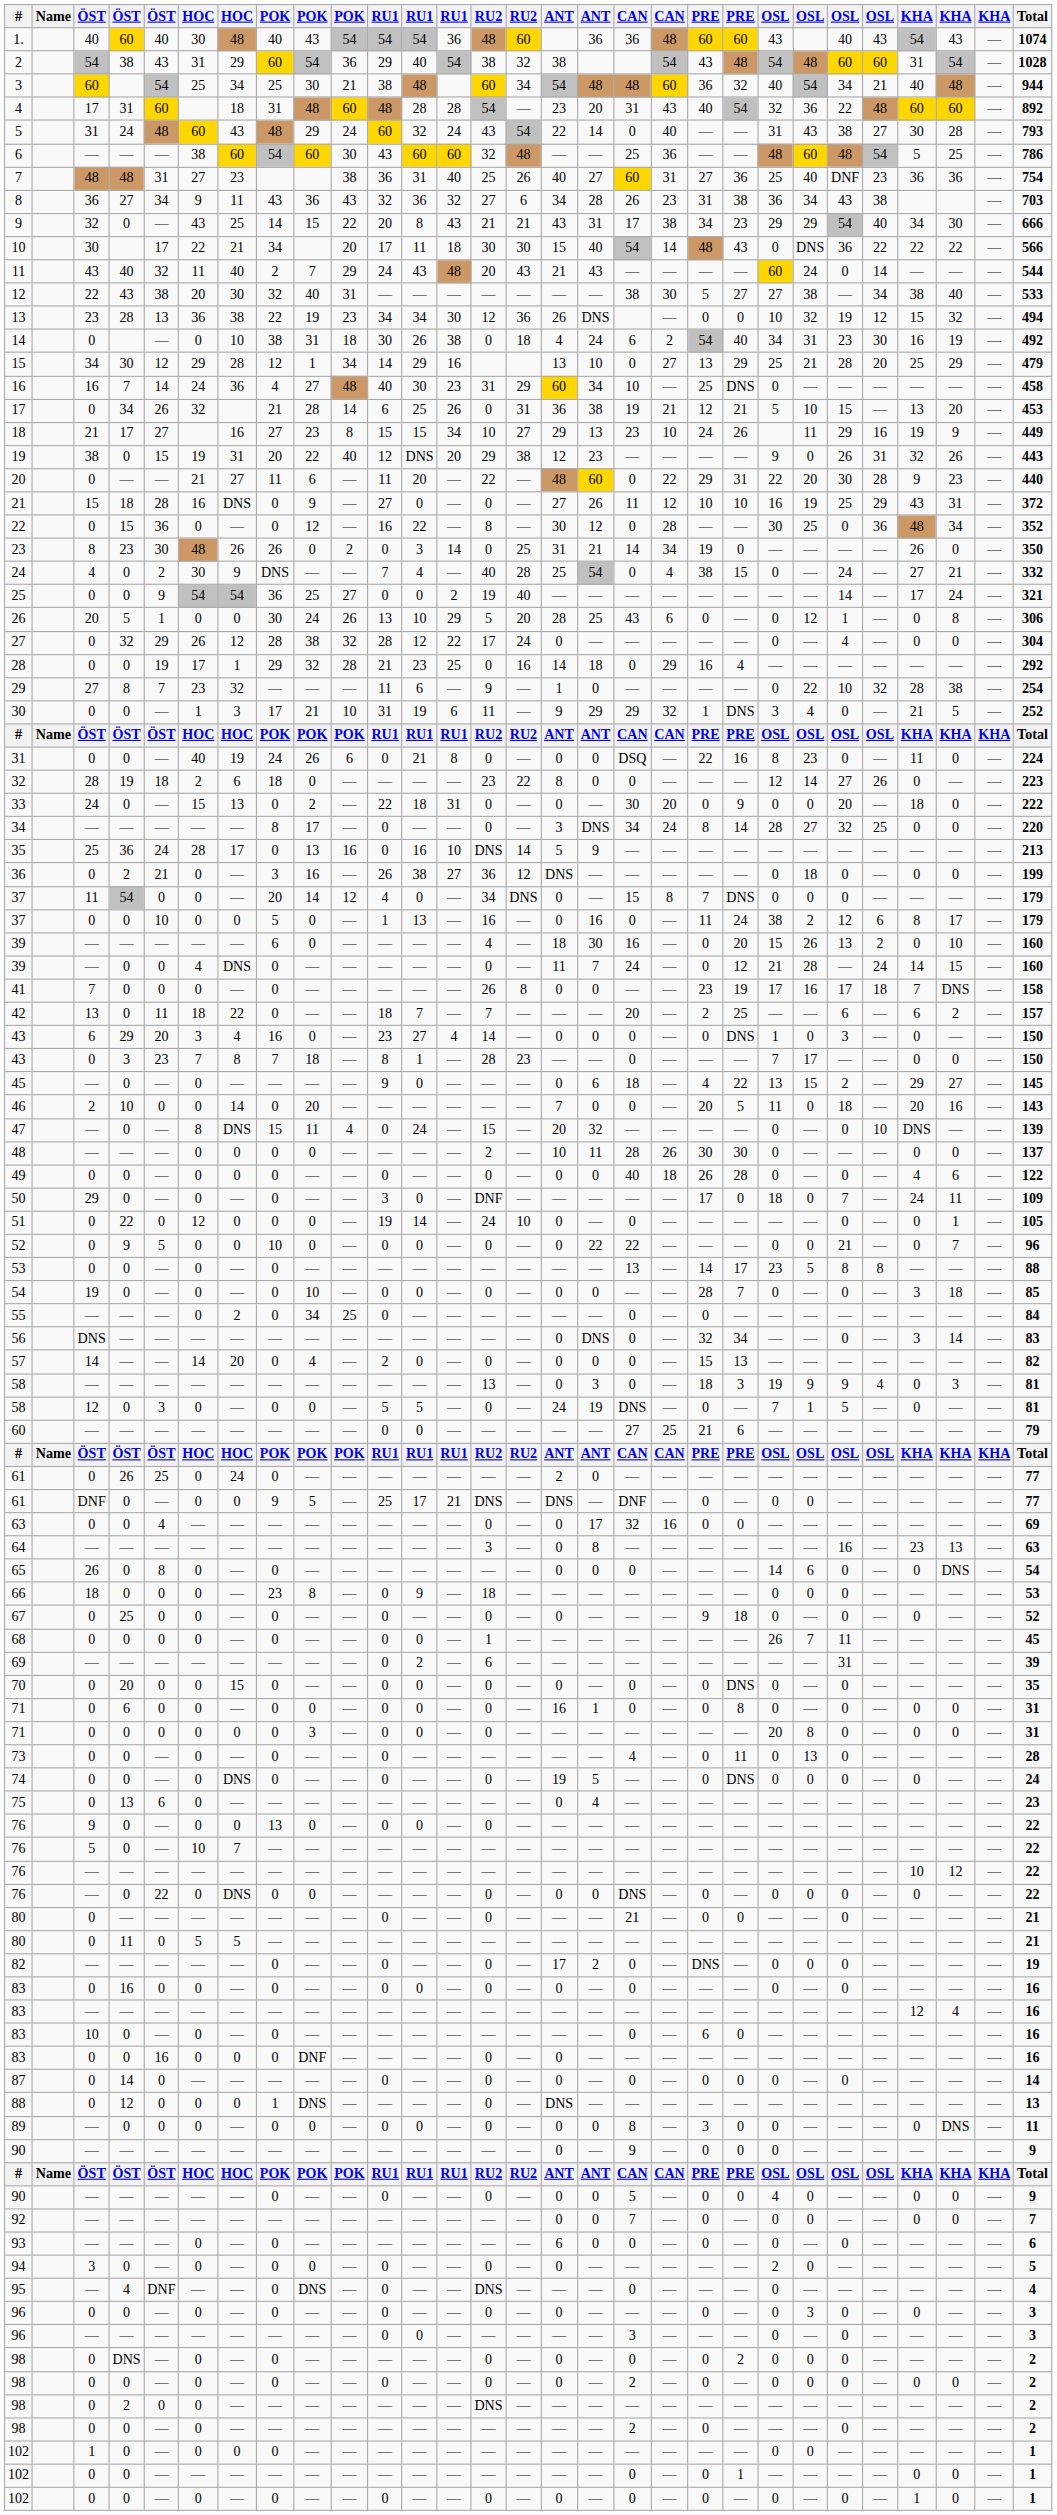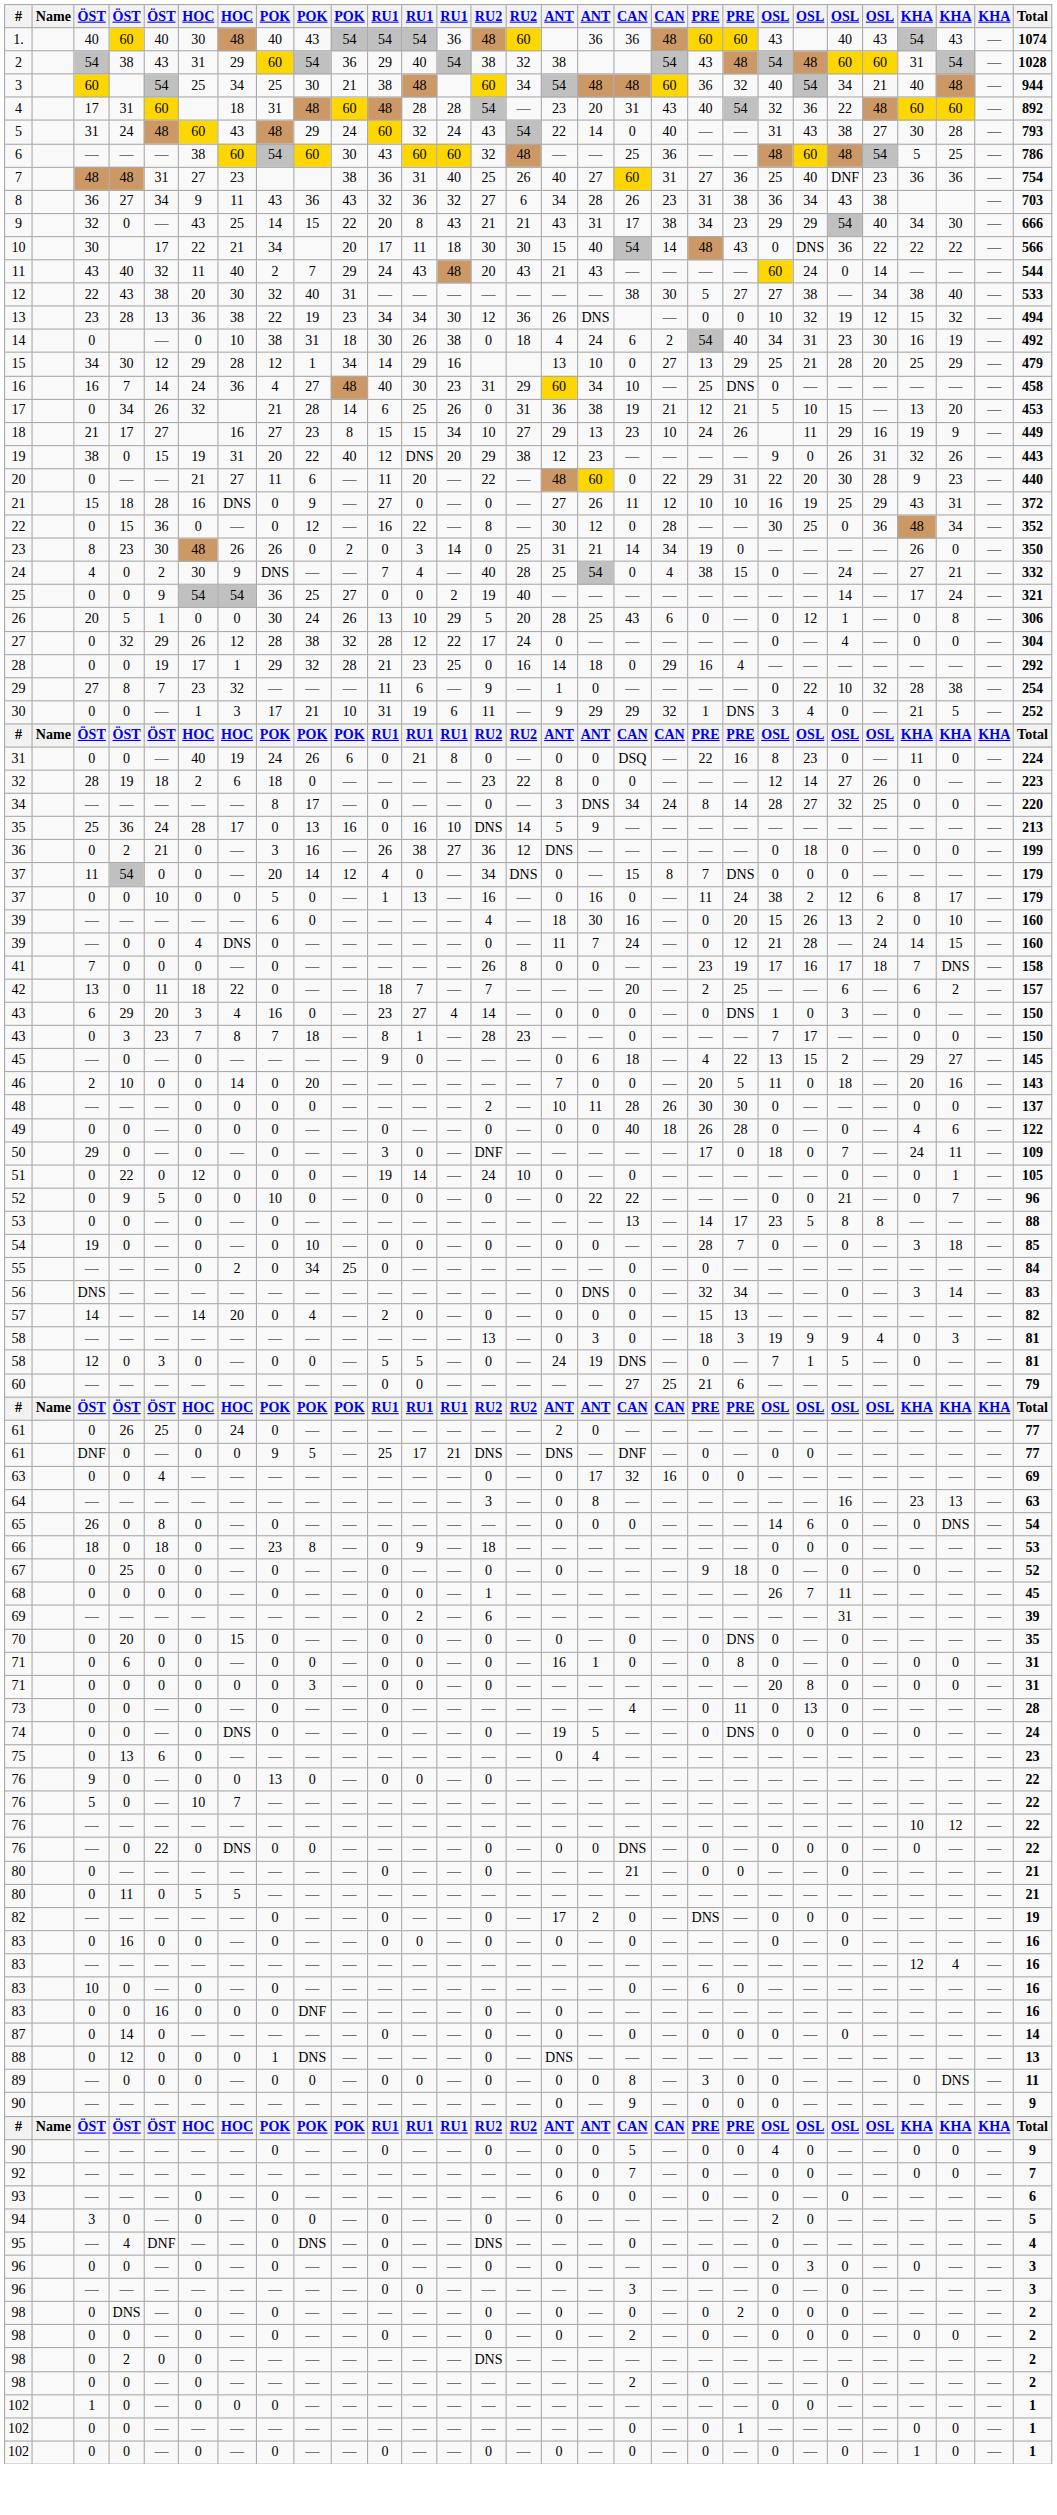- row: (18, 804)
- row: (18, 1129)
(161, 1593) 0 -> (161, 1547) 18
